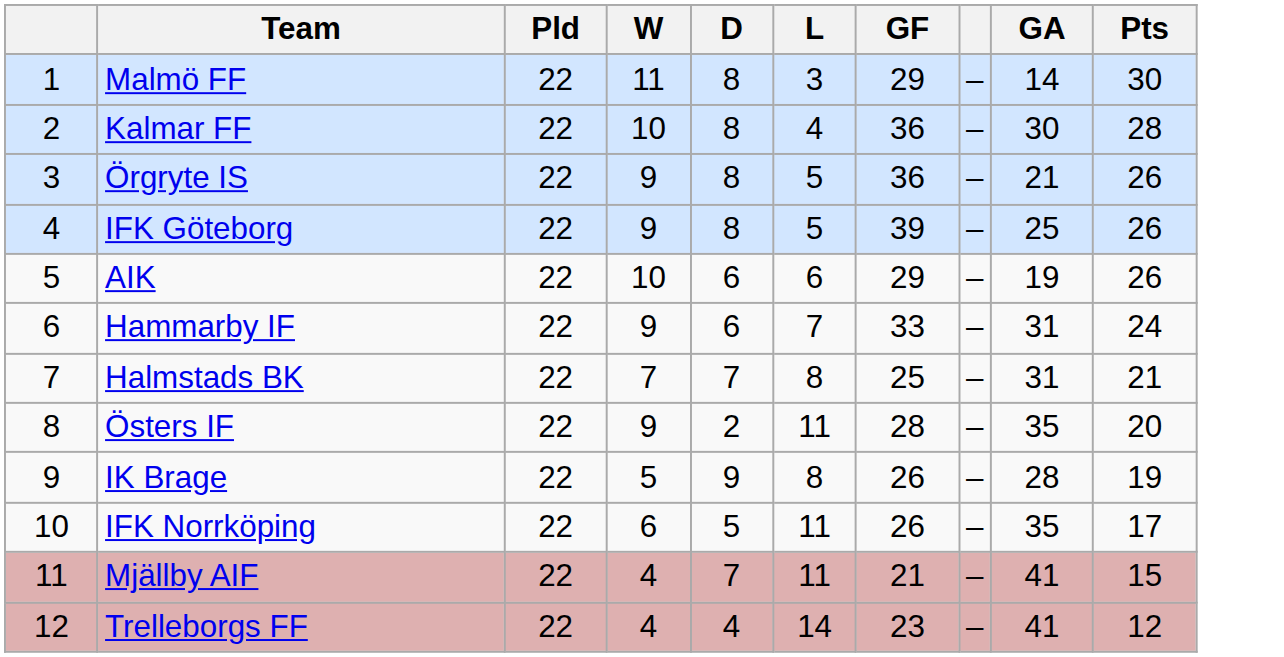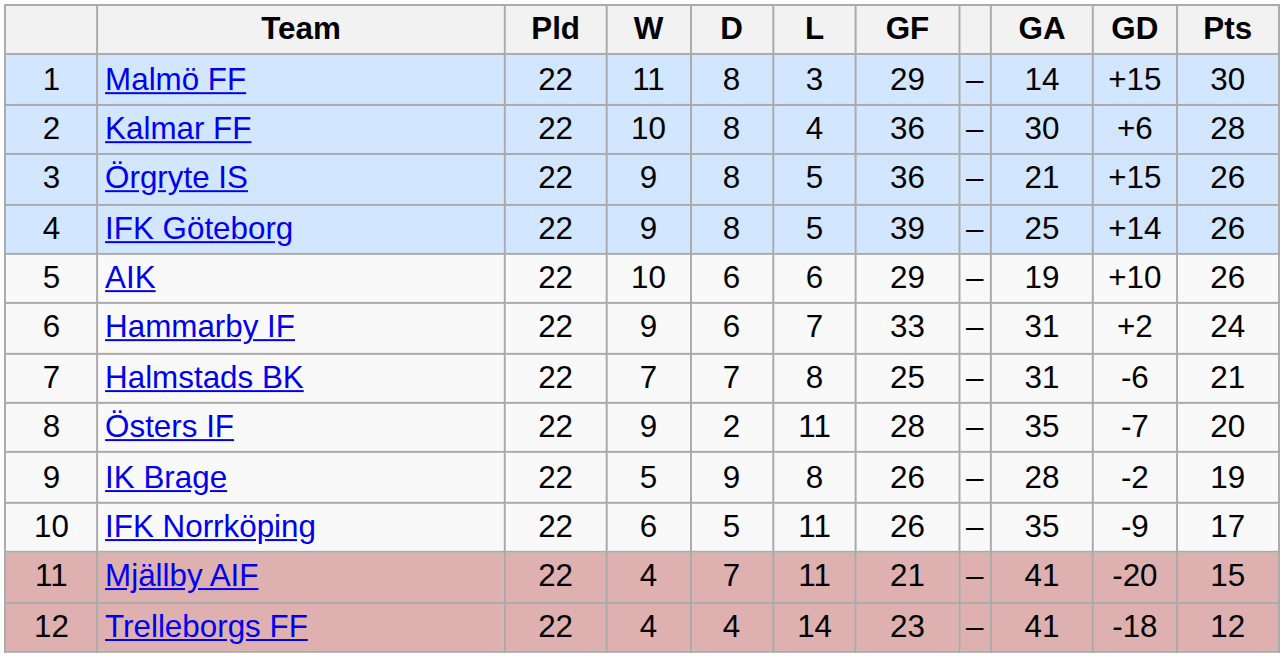+ column: (1135, 29)
